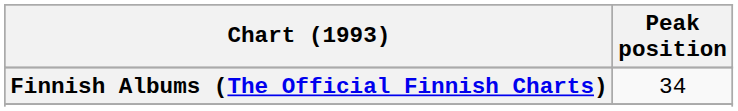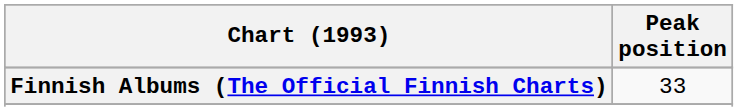(673, 86) 34 -> (673, 86) 33
